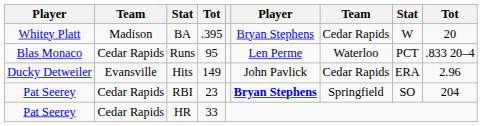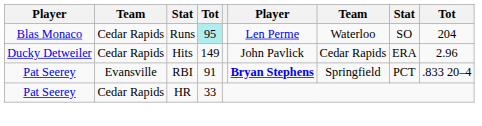- row: (182, 33)
(212, 53) no background -> (210, 33) paleturquoise background
(407, 53) PCT -> (404, 33) SO
(450, 53) .833 20–4 -> (447, 33) 204
(131, 72) Evansville -> (131, 53) Cedar Rapids
(131, 92) Cedar Rapids -> (131, 72) Evansville
(212, 92) 23 -> (210, 72) 91
(407, 92) SO -> (404, 72) PCT
(450, 92) 204 -> (447, 72) .833 20–4
